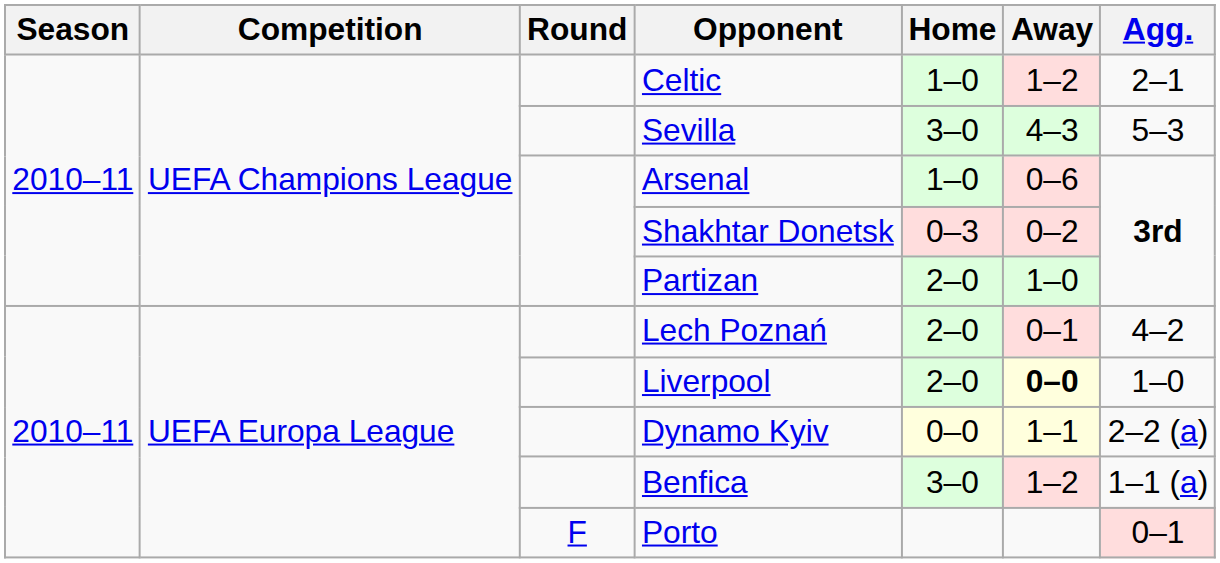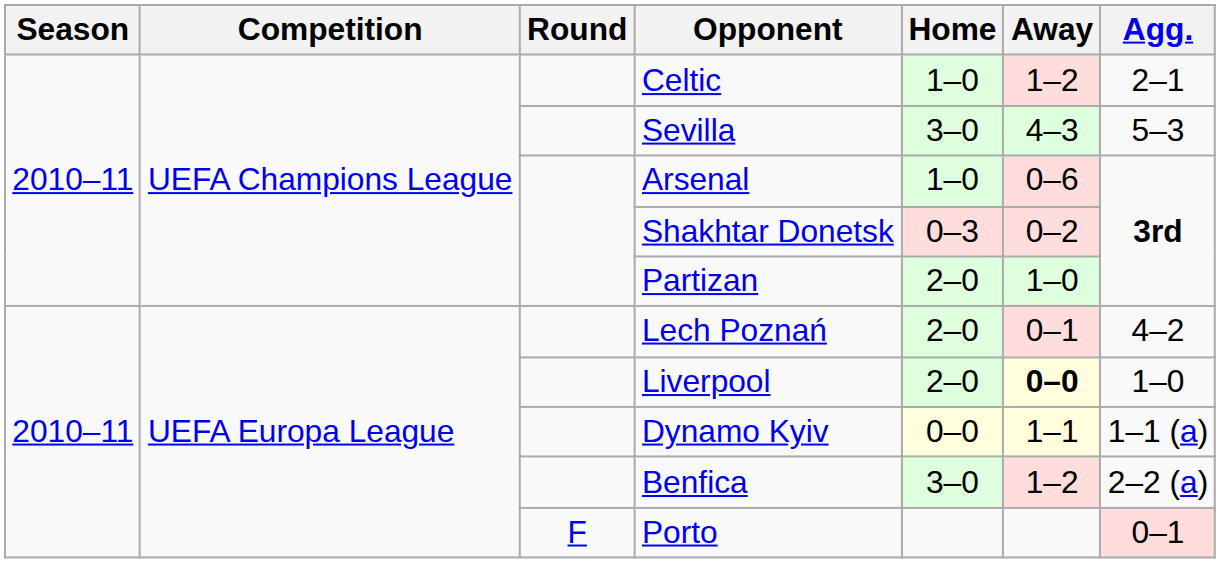(1158, 431) 2–2 (a) -> (1158, 431) 1–1 (a)
(1158, 481) 1–1 (a) -> (1158, 481) 2–2 (a)
